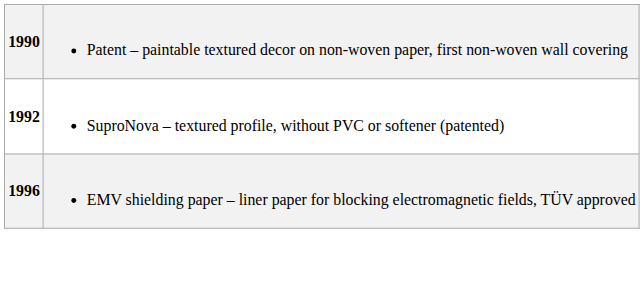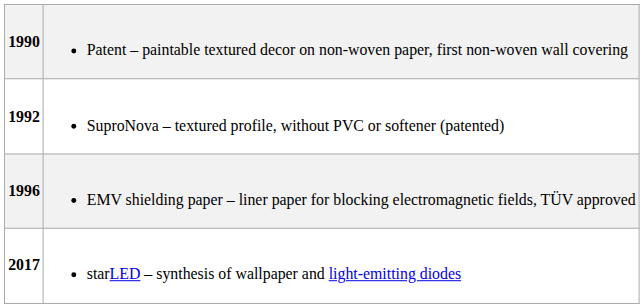+ row: (341, 275)
